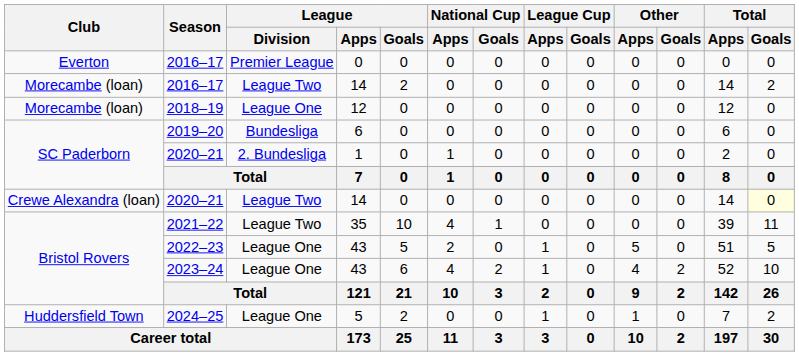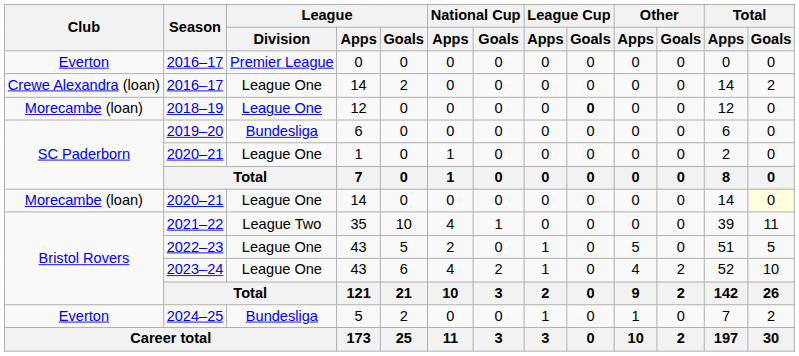(84, 85) Morecambe (loan) -> (84, 85) Crewe Alexandra (loan)
(282, 85) League Two -> (282, 85) League One
(591, 108) normal -> (591, 108) bold
(282, 154) 2. Bundesliga -> (282, 154) League One
(84, 200) Crewe Alexandra (loan) -> (84, 200) Morecambe (loan)
(282, 200) League Two -> (282, 200) League One
(84, 316) Huddersfield Town -> (84, 316) Everton
(282, 316) League One -> (282, 316) Bundesliga
